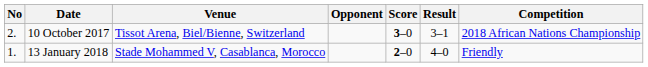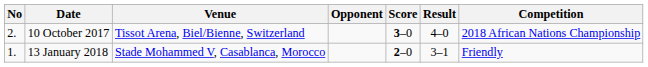(440, 33) 3–1 -> (440, 33) 4–0
(440, 52) 4–0 -> (440, 52) 3–1
